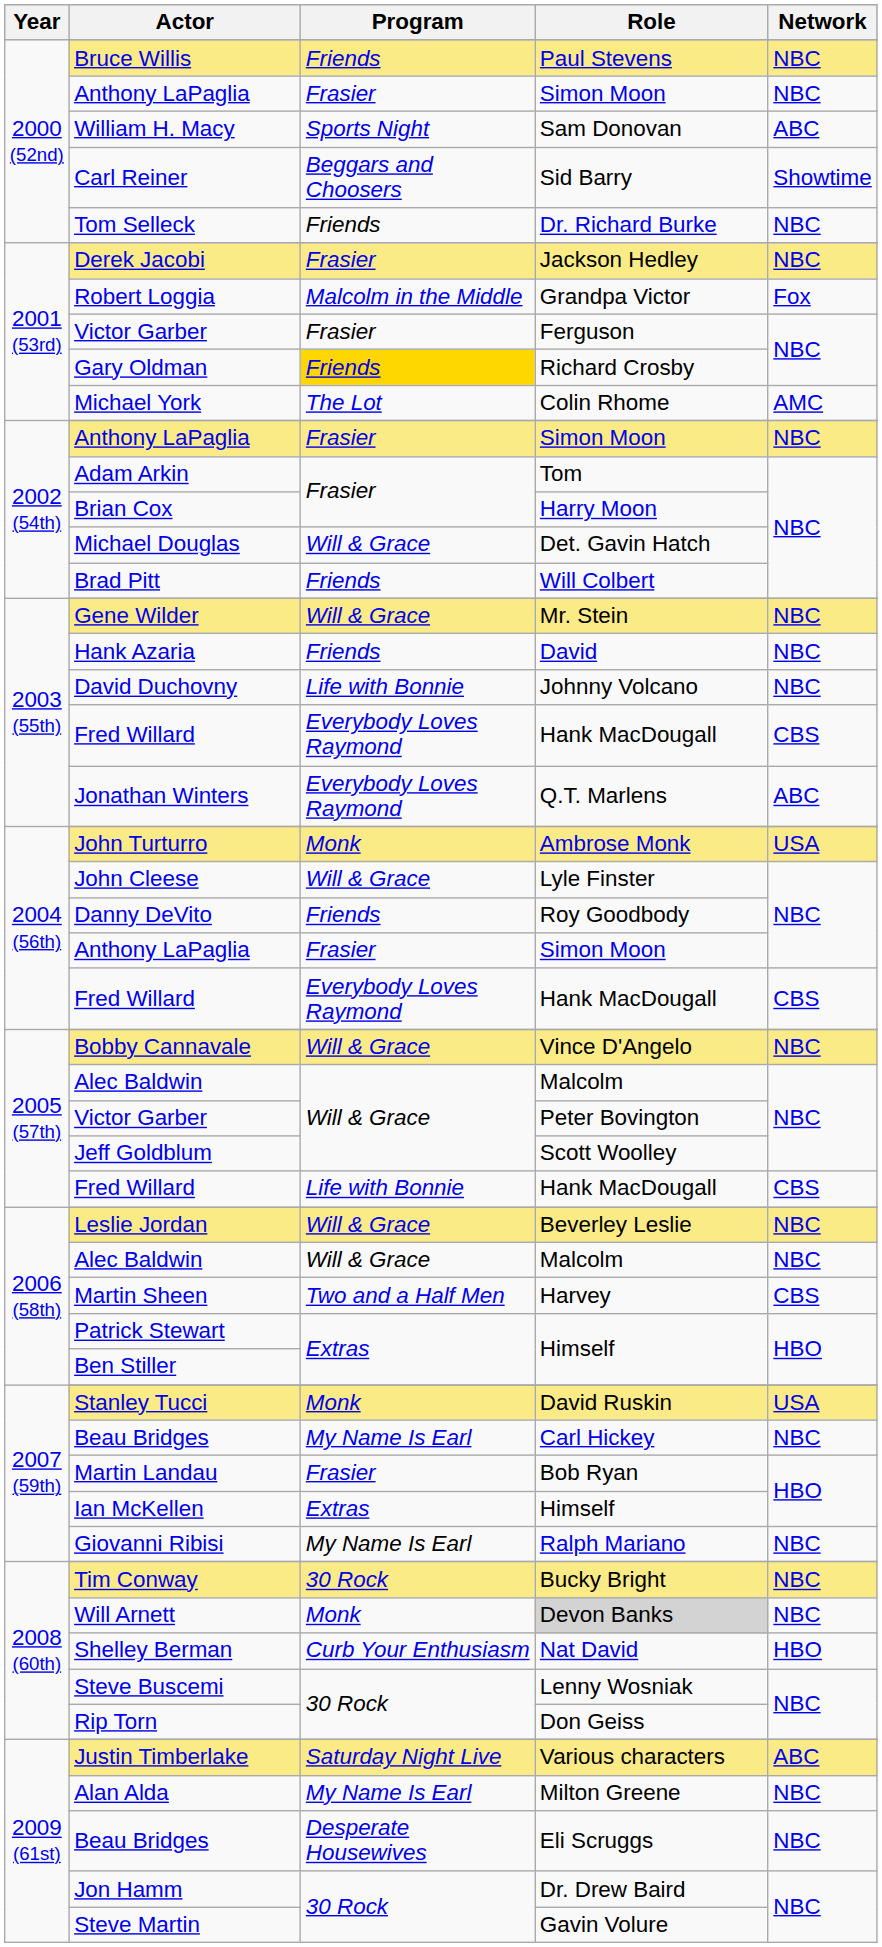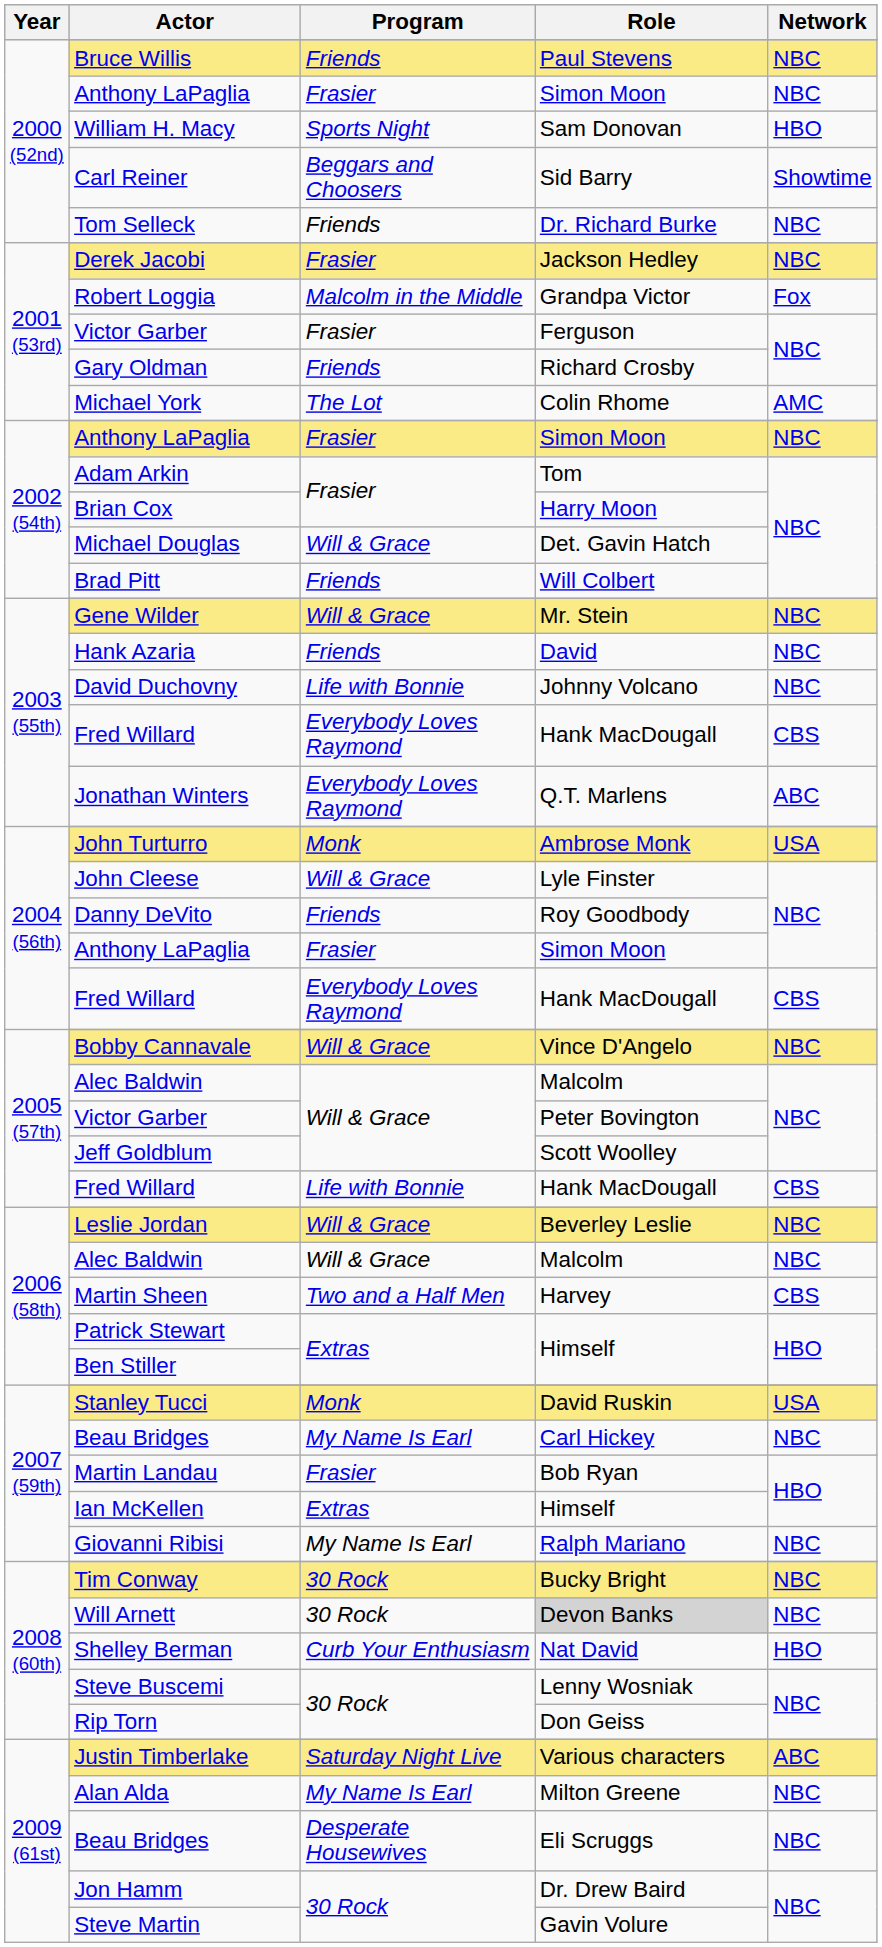(796, 128) ABC -> (798, 128) HBO
(343, 367) gold background -> (343, 367) no background
(333, 1615) Monk -> (347, 1615) 30 Rock
